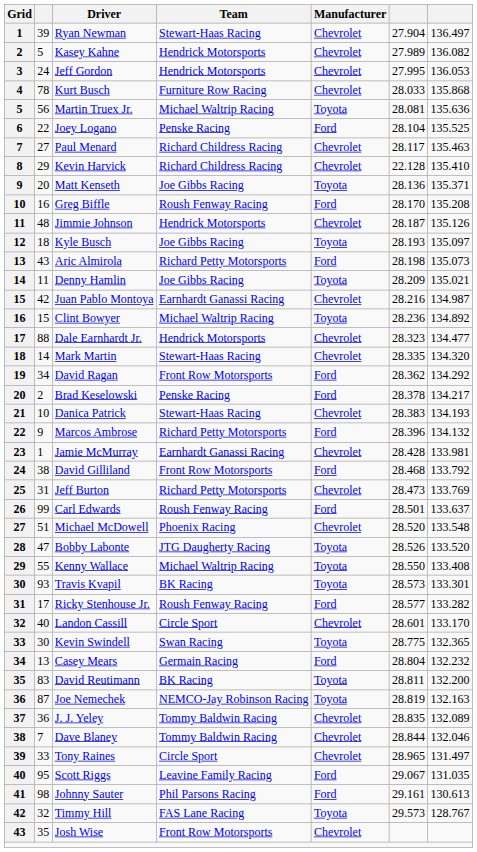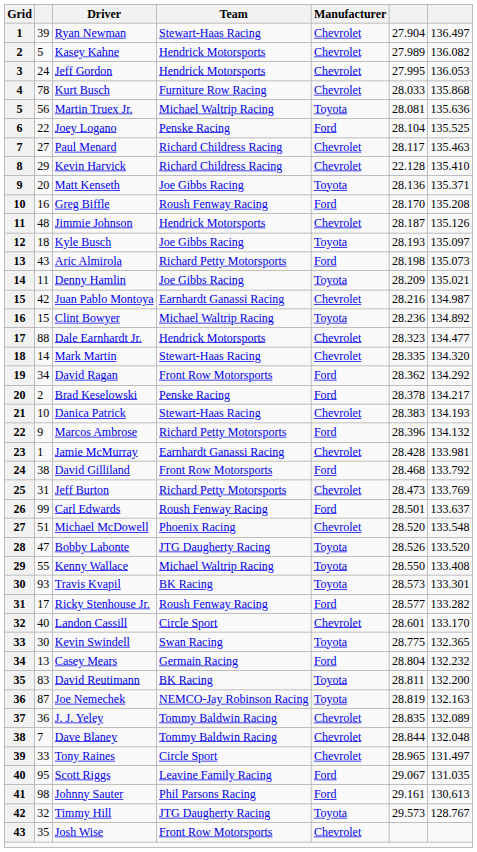(450, 737) 132.046 -> (450, 737) 132.048
(202, 813) FAS Lane Racing -> (215, 813) JTG Daugherty Racing
